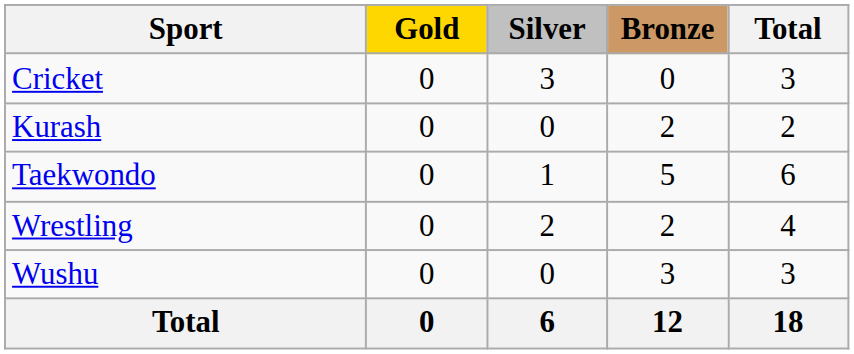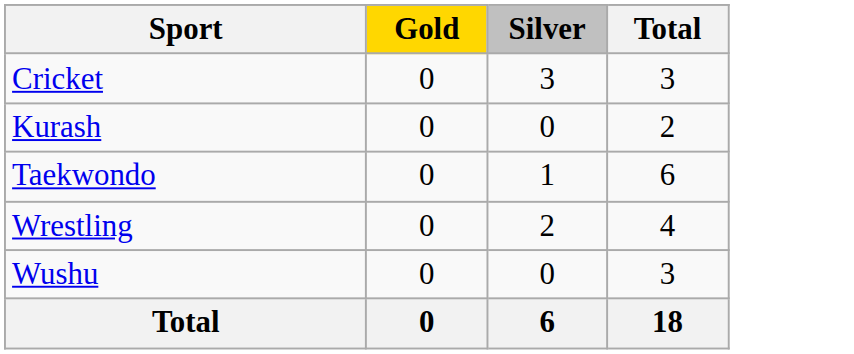- column: (668, 28)
